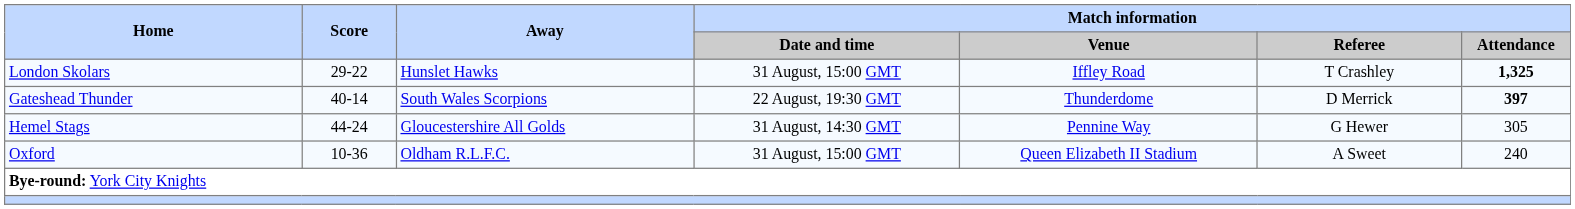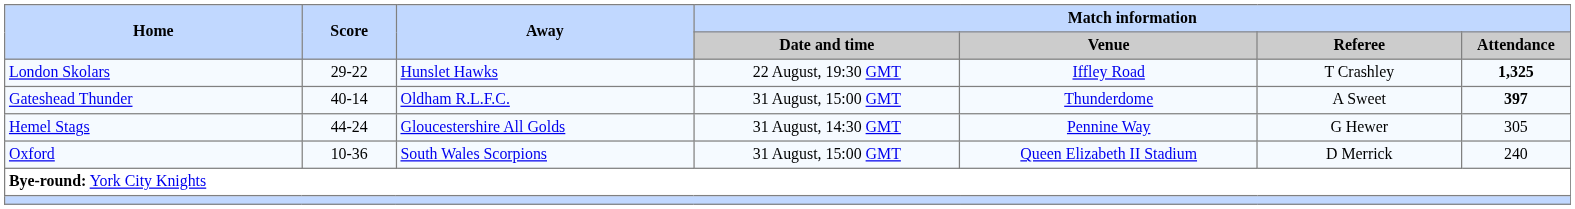(827, 72) 31 August, 15:00 GMT -> (827, 72) 22 August, 19:30 GMT
(474, 99) South Wales Scorpions -> (455, 99) Oldham R.L.F.C.
(827, 99) 22 August, 19:30 GMT -> (827, 99) 31 August, 15:00 GMT
(1359, 99) D Merrick -> (1359, 99) A Sweet
(455, 154) Oldham R.L.F.C. -> (474, 154) South Wales Scorpions
(1359, 154) A Sweet -> (1359, 154) D Merrick
